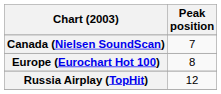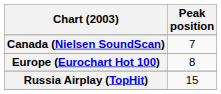(192, 80) 12 -> (192, 80) 15
